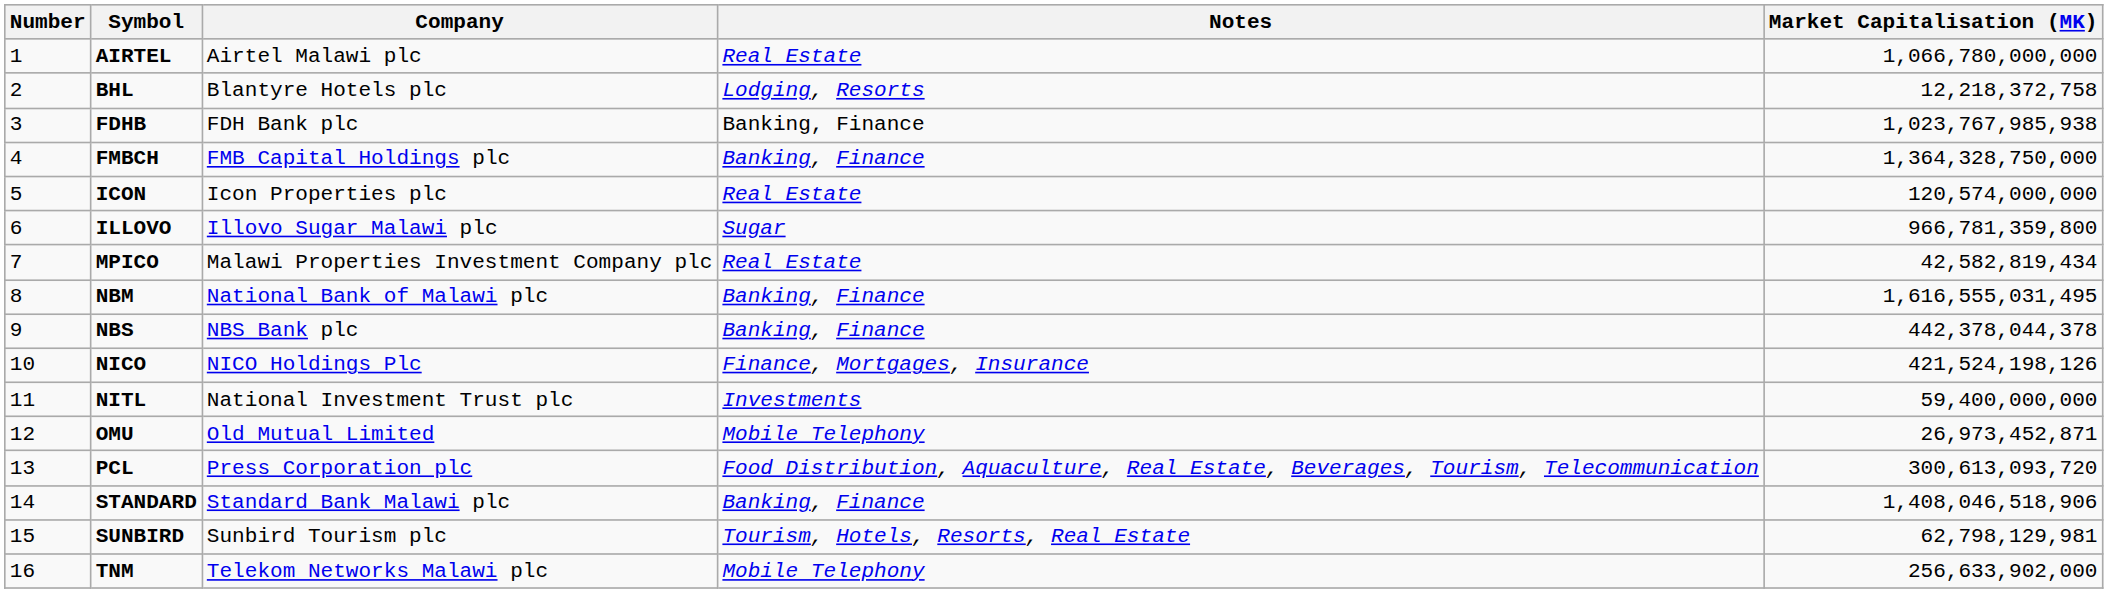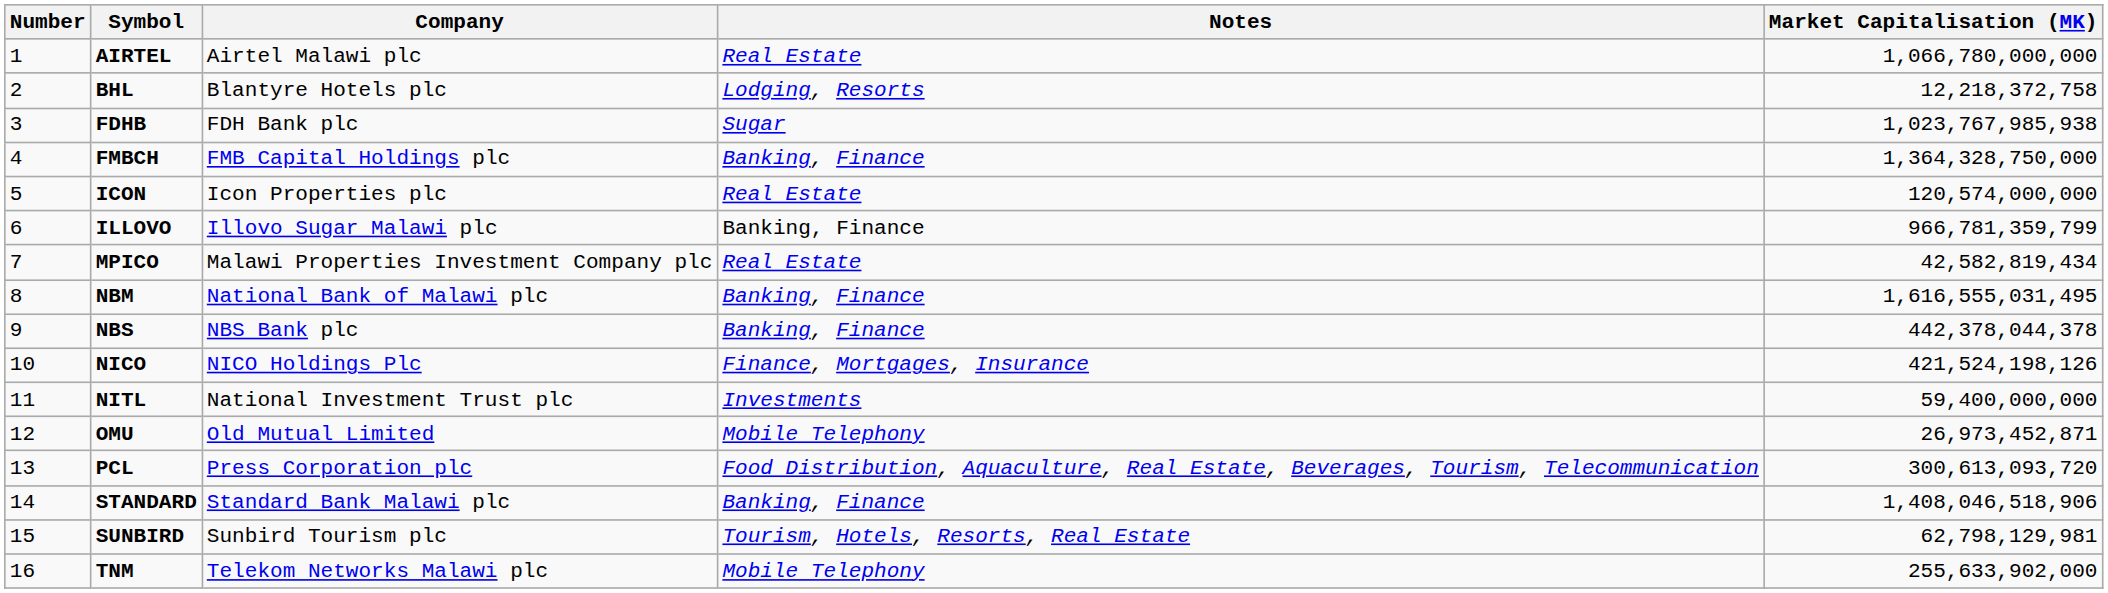(824, 125) Banking, Finance -> (754, 125) Sugar
(754, 228) Sugar -> (824, 228) Banking, Finance
(2003, 228) 966,781,359,800 -> (2003, 228) 966,781,359,799
(2003, 571) 256,633,902,000 -> (2003, 571) 255,633,902,000
